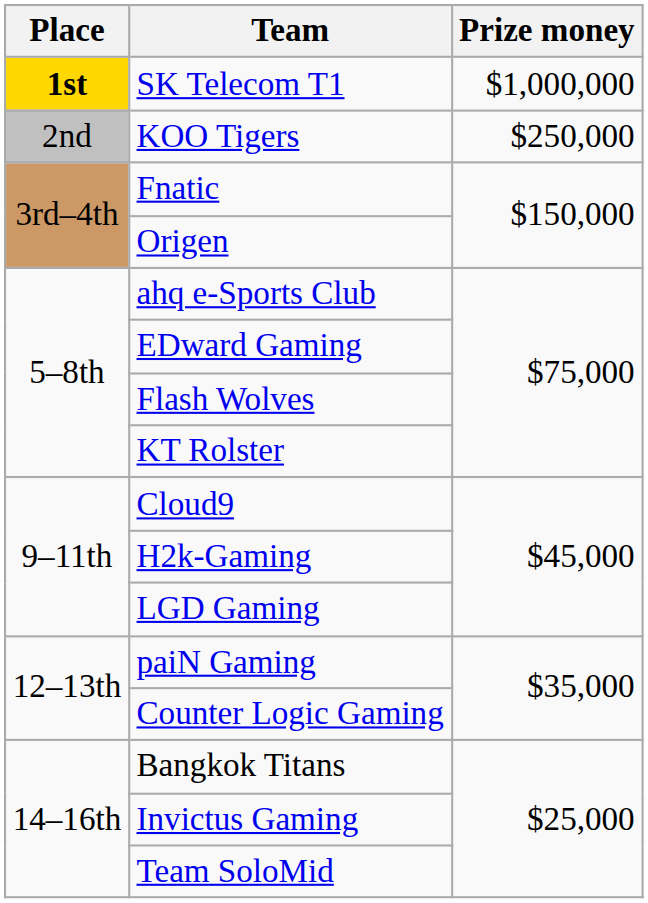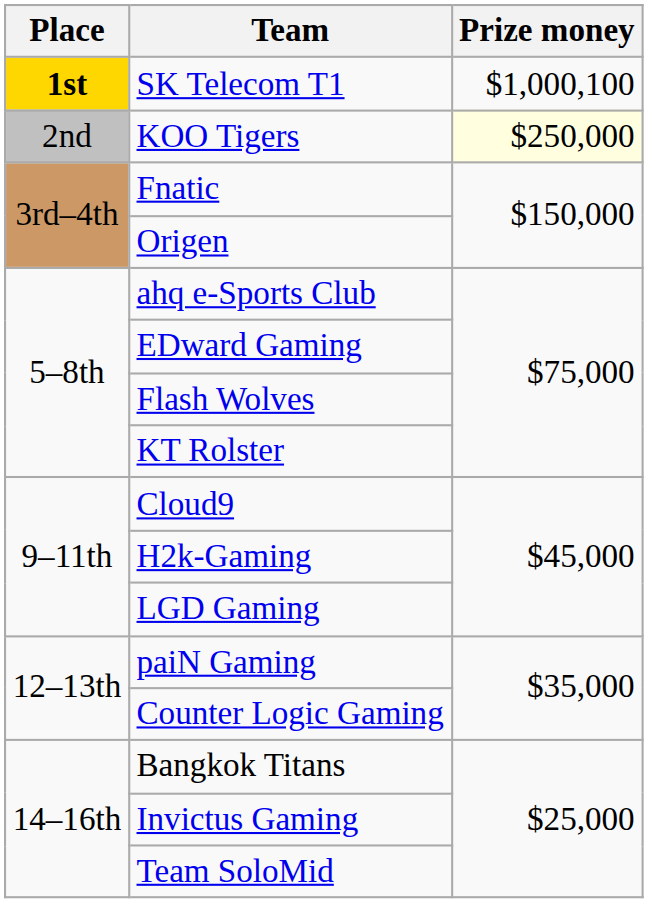(560, 83) $1,000,000 -> (560, 83) $1,000,100
(573, 135) no background -> (573, 135) lightyellow background
